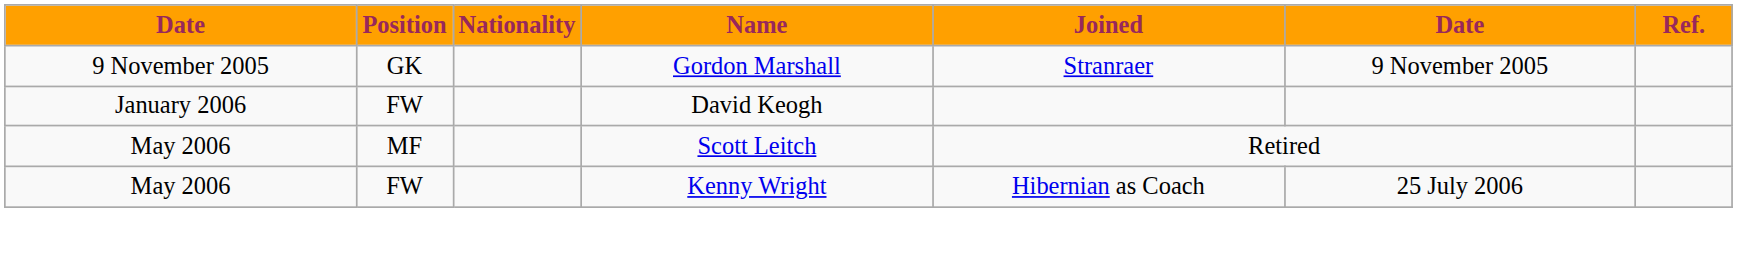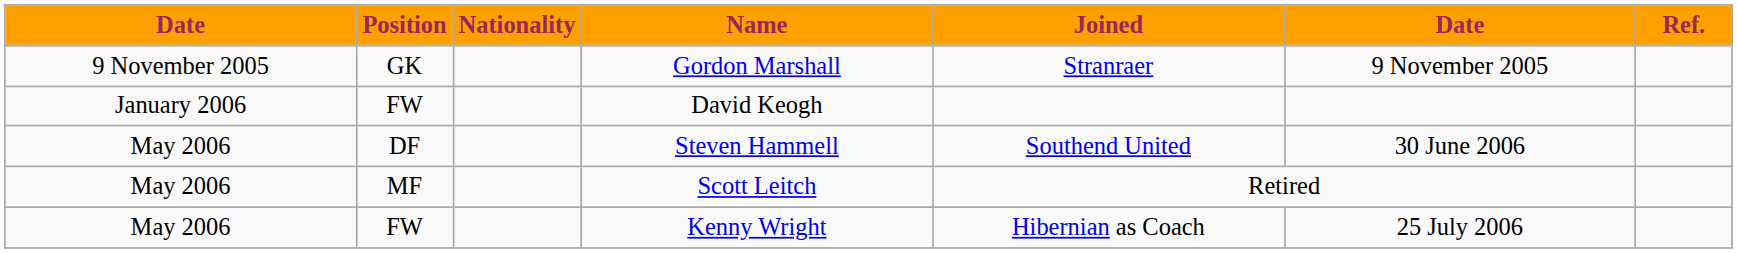+ row: (757, 146)
